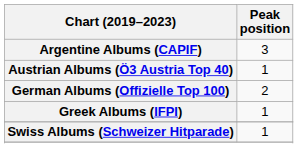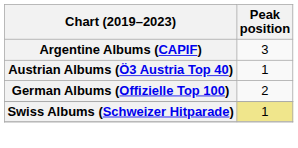- row: (121, 111)
(265, 132) no background -> (265, 111) khaki background
